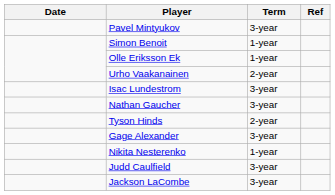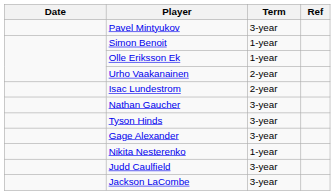(264, 89) 3-year -> (264, 89) 2-year
(264, 120) 2-year -> (264, 120) 3-year
